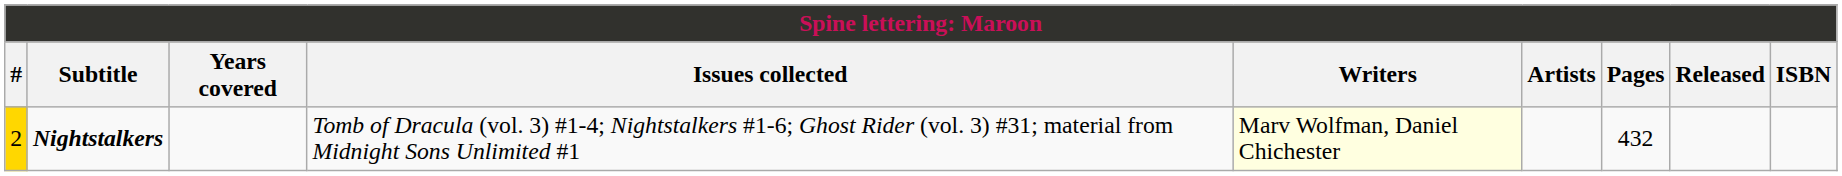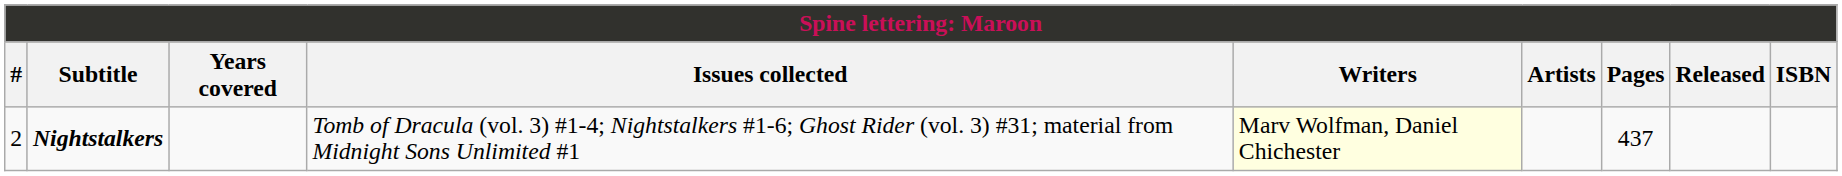(16, 138) gold background -> (16, 138) no background
(1636, 138) 432 -> (1636, 138) 437
